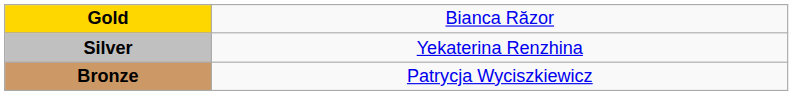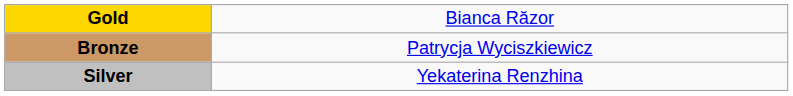rows swapped: (108, 47) <-> (108, 76)
